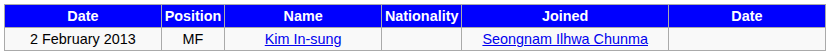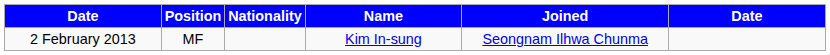columns swapped: (422, 16) <-> (303, 16)
